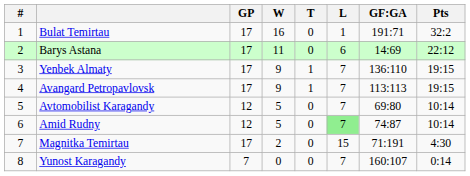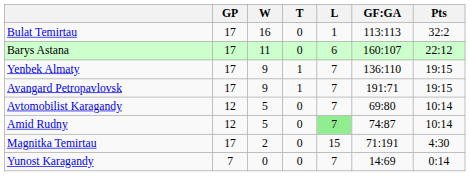- column: (20, 13)
(388, 32) 191:71 -> (382, 32) 113:113
(388, 50) 14:69 -> (382, 50) 160:107
(388, 87) 113:113 -> (382, 87) 191:71
(388, 161) 160:107 -> (382, 161) 14:69
